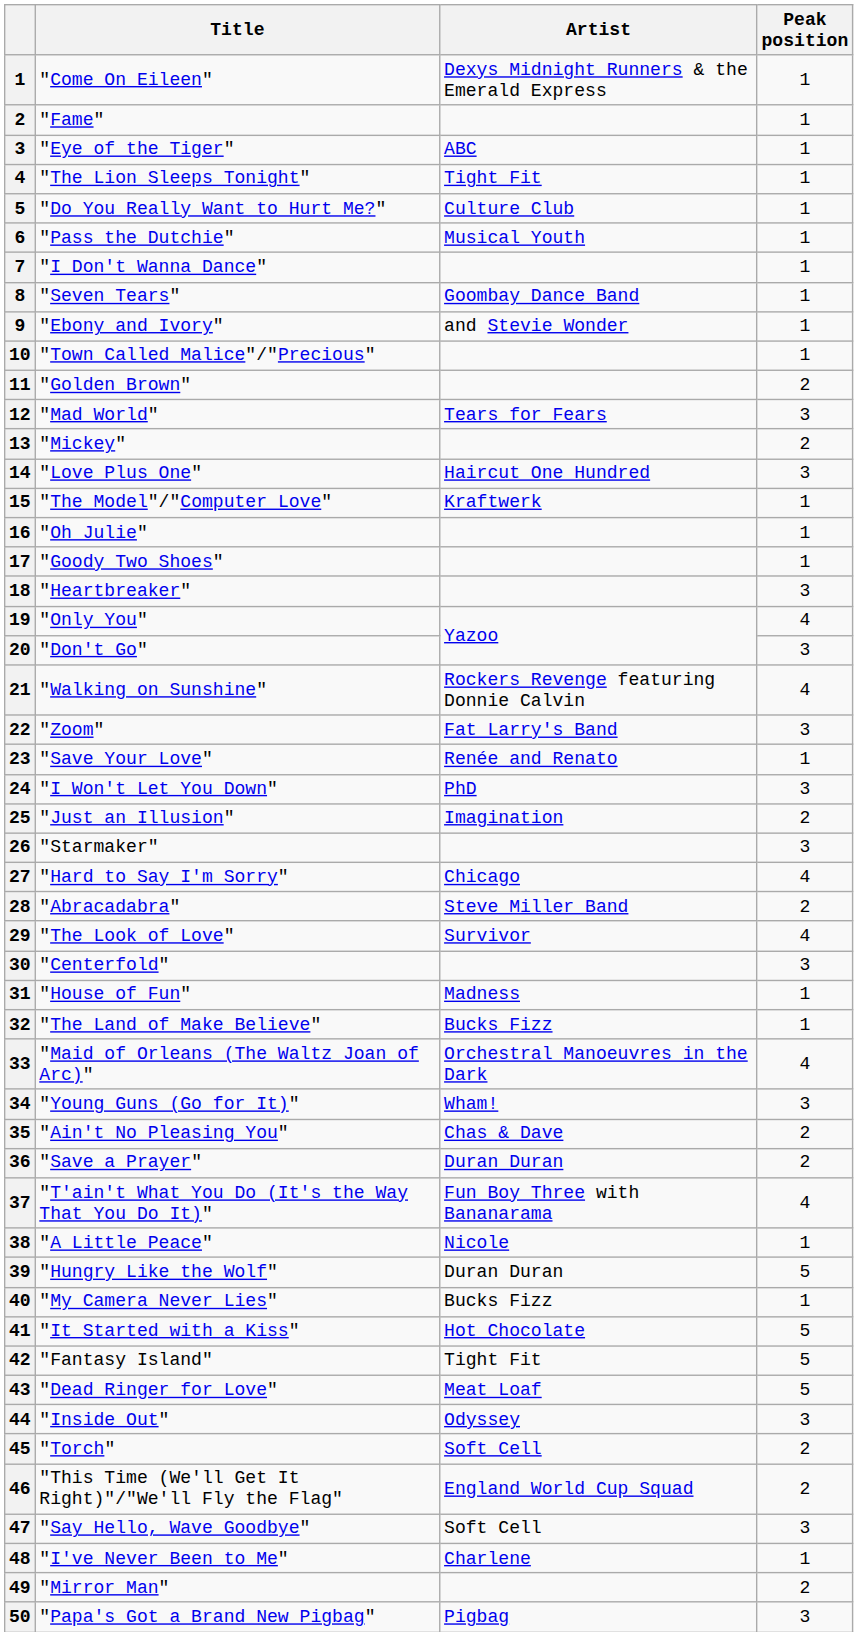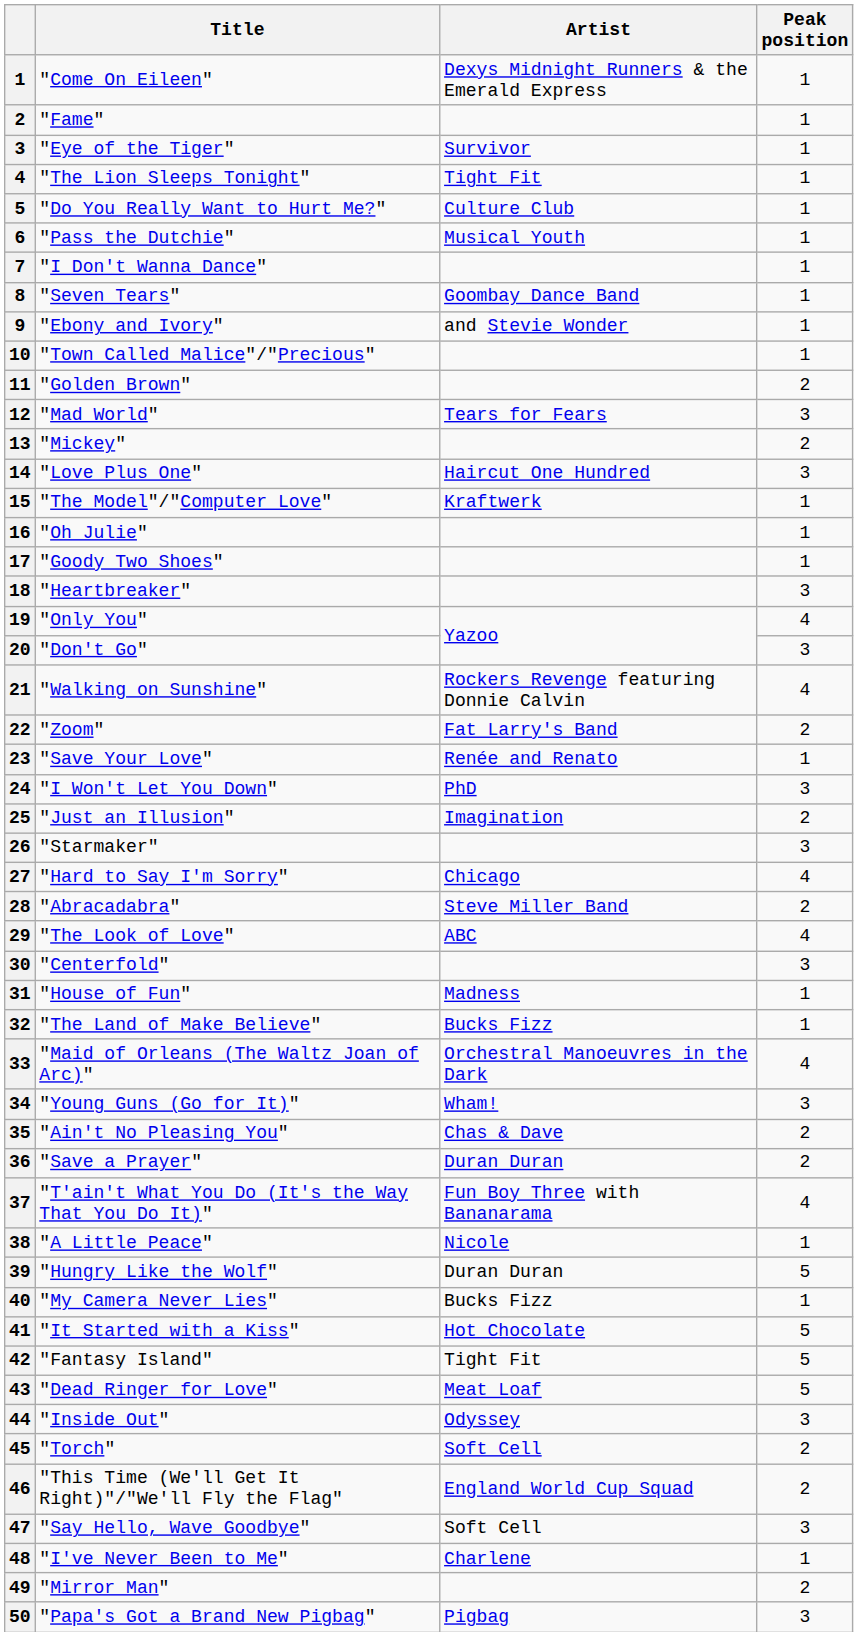(460, 149) ABC -> (487, 149) Survivor
(805, 730) 3 -> (805, 730) 2
(487, 936) Survivor -> (460, 936) ABC
